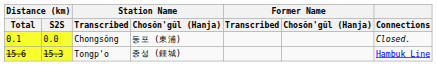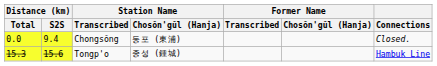(14, 39) 0.1 -> (14, 39) 0.0
(51, 39) 0.0 -> (51, 39) 9.4
(16, 53) 15.6 -> (16, 53) 15.3
(53, 53) 15.3 -> (53, 53) 15.6
